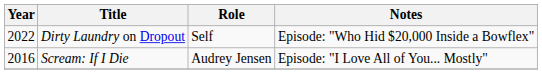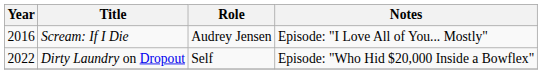rows swapped: (85, 58) <-> (113, 36)
